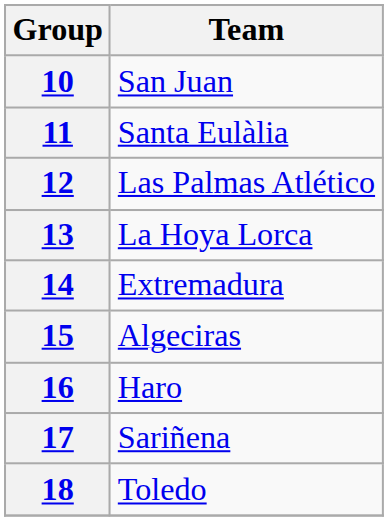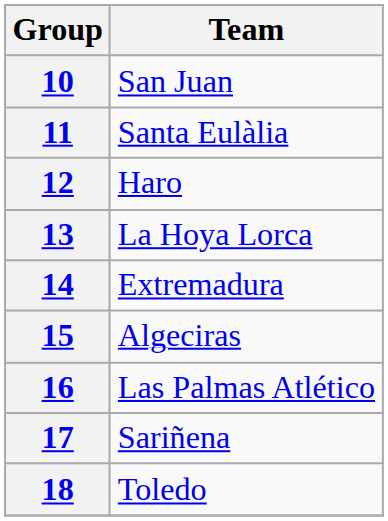(246, 183) Las Palmas Atlético -> (150, 183) Haro
(150, 387) Haro -> (246, 387) Las Palmas Atlético
